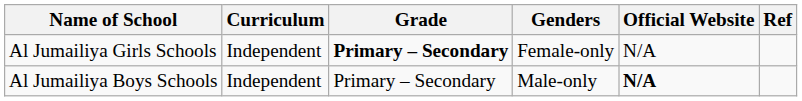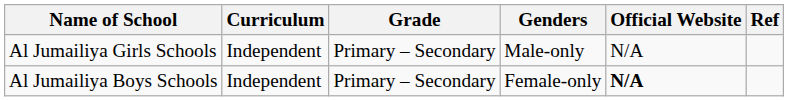(421, 50) bold -> (414, 50) normal
(566, 50) Female-only -> (544, 50) Male-only
(557, 80) Male-only -> (553, 80) Female-only
